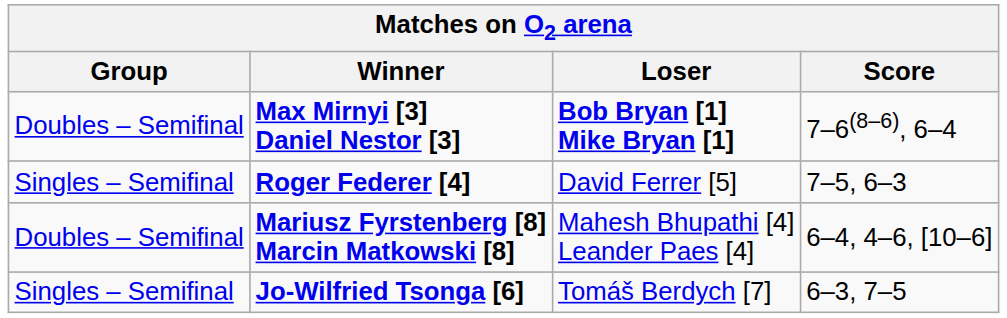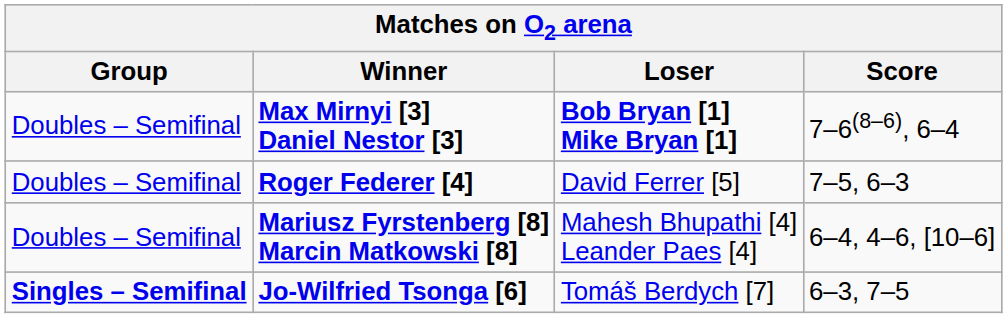(124, 181) Singles – Semifinal -> (126, 181) Doubles – Semifinal
(124, 292) normal -> (129, 292) bold
